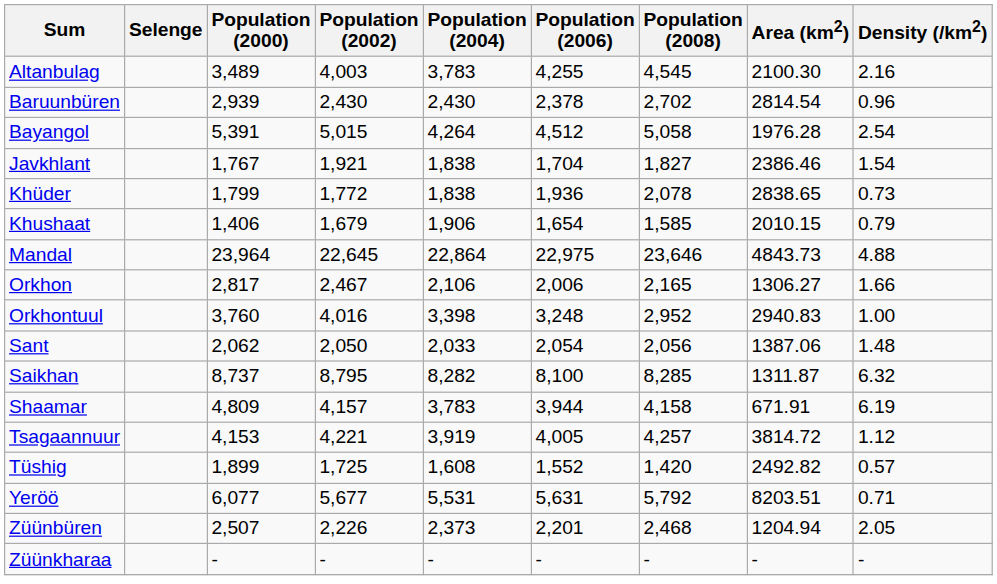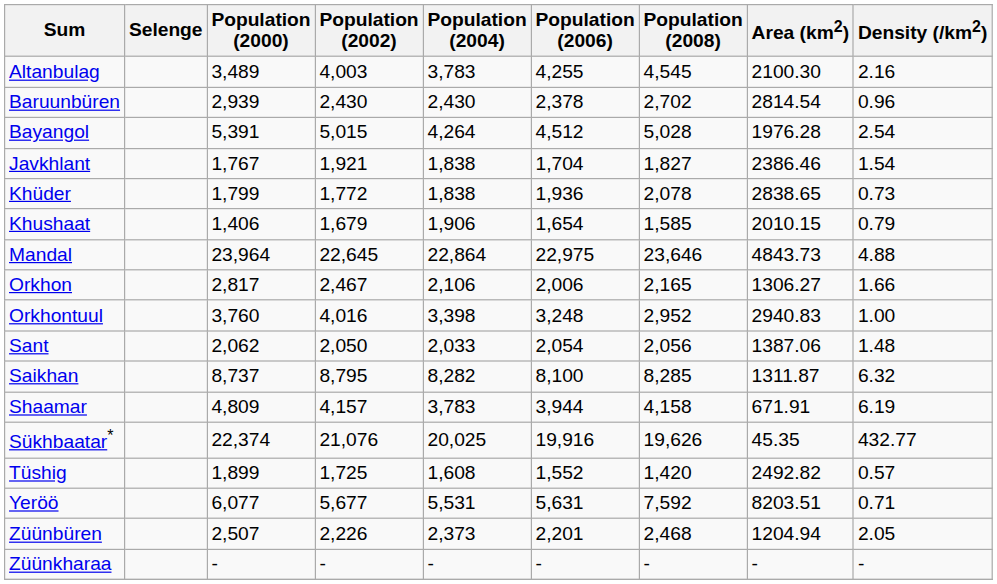(668, 132) 5,058 -> (668, 132) 5,028
+ row: (61, 439)
- row: (65, 437)
(668, 498) 5,792 -> (668, 503) 7,592
